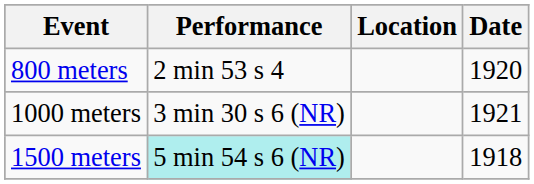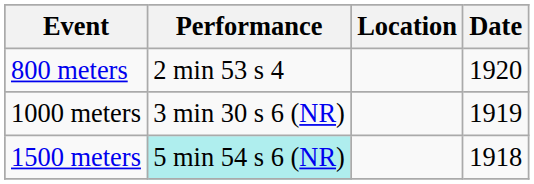(496, 113) 1921 -> (496, 113) 1919
